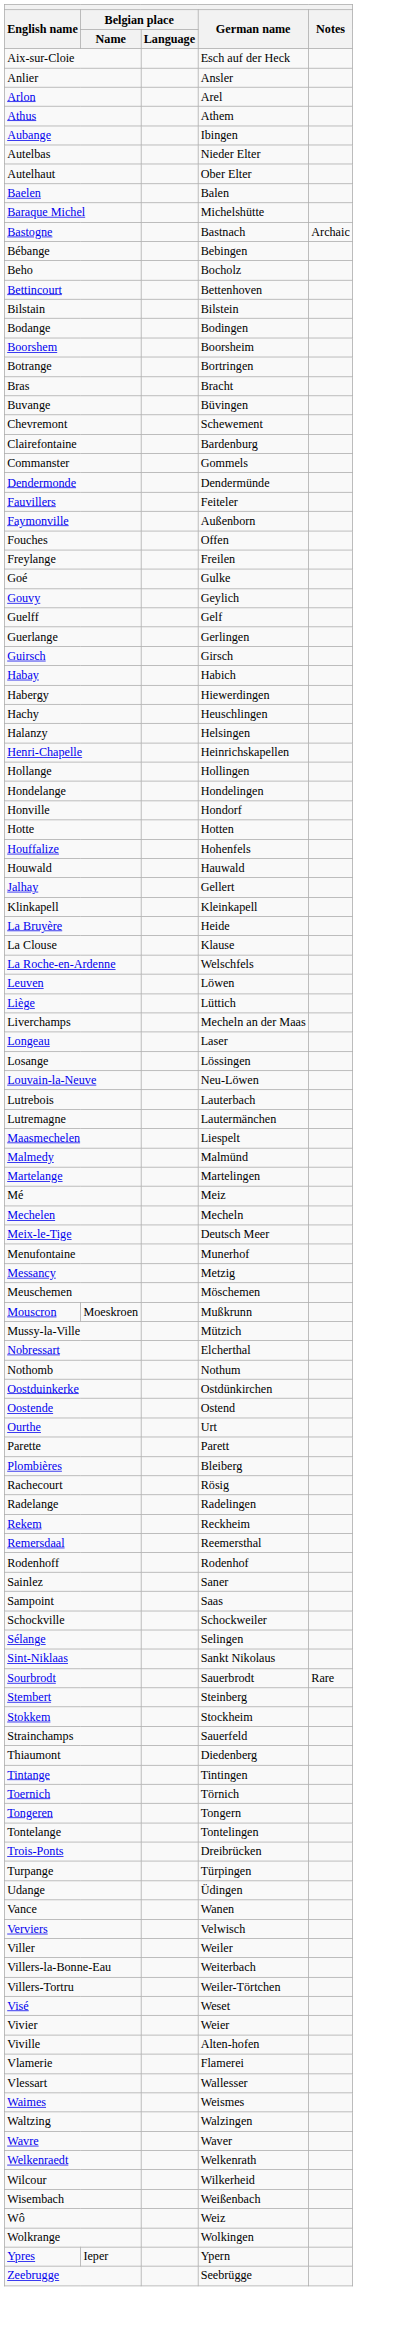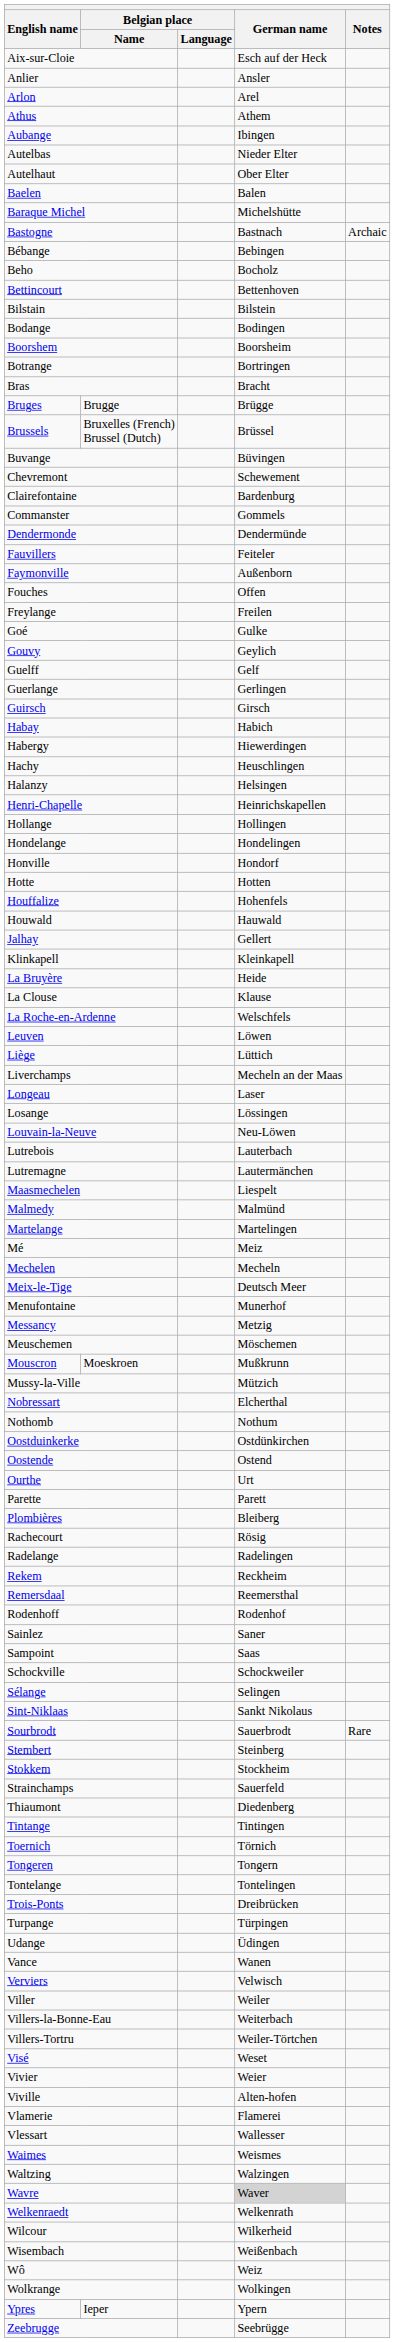+ row: (24, 405)
+ row: (28, 431)
(216, 2141) no background -> (253, 2193) lightgrey background
